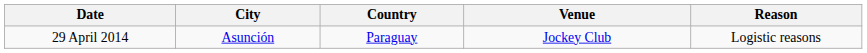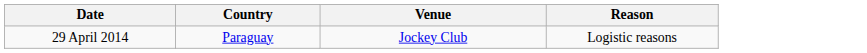- column: (248, 15)
